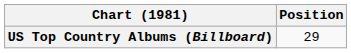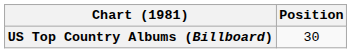(311, 37) 29 -> (311, 37) 30
